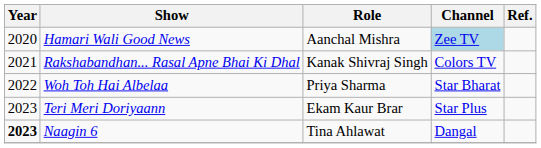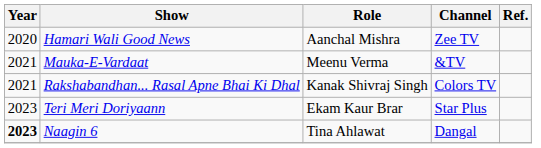(457, 39) lightblue background -> (457, 39) no background
+ row: (96, 62)
- row: (106, 85)
